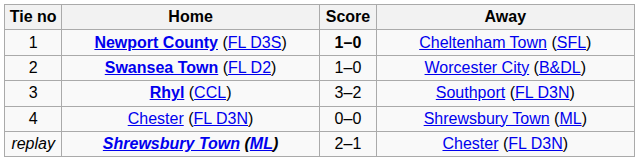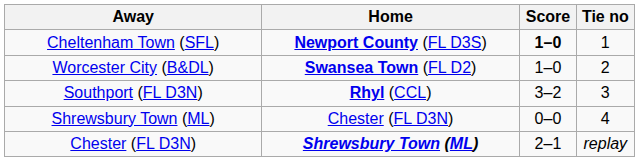columns swapped: (33, 17) <-> (505, 17)
